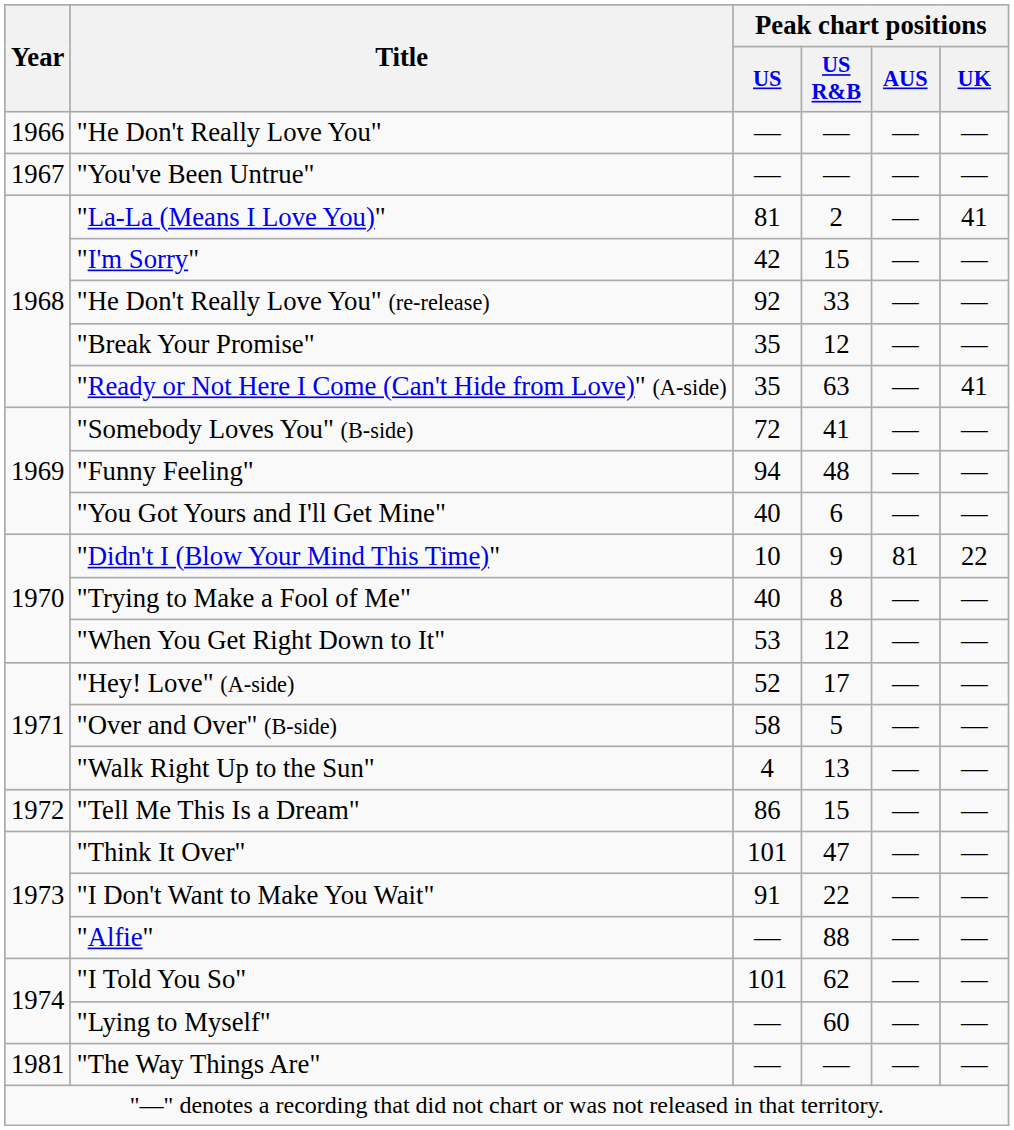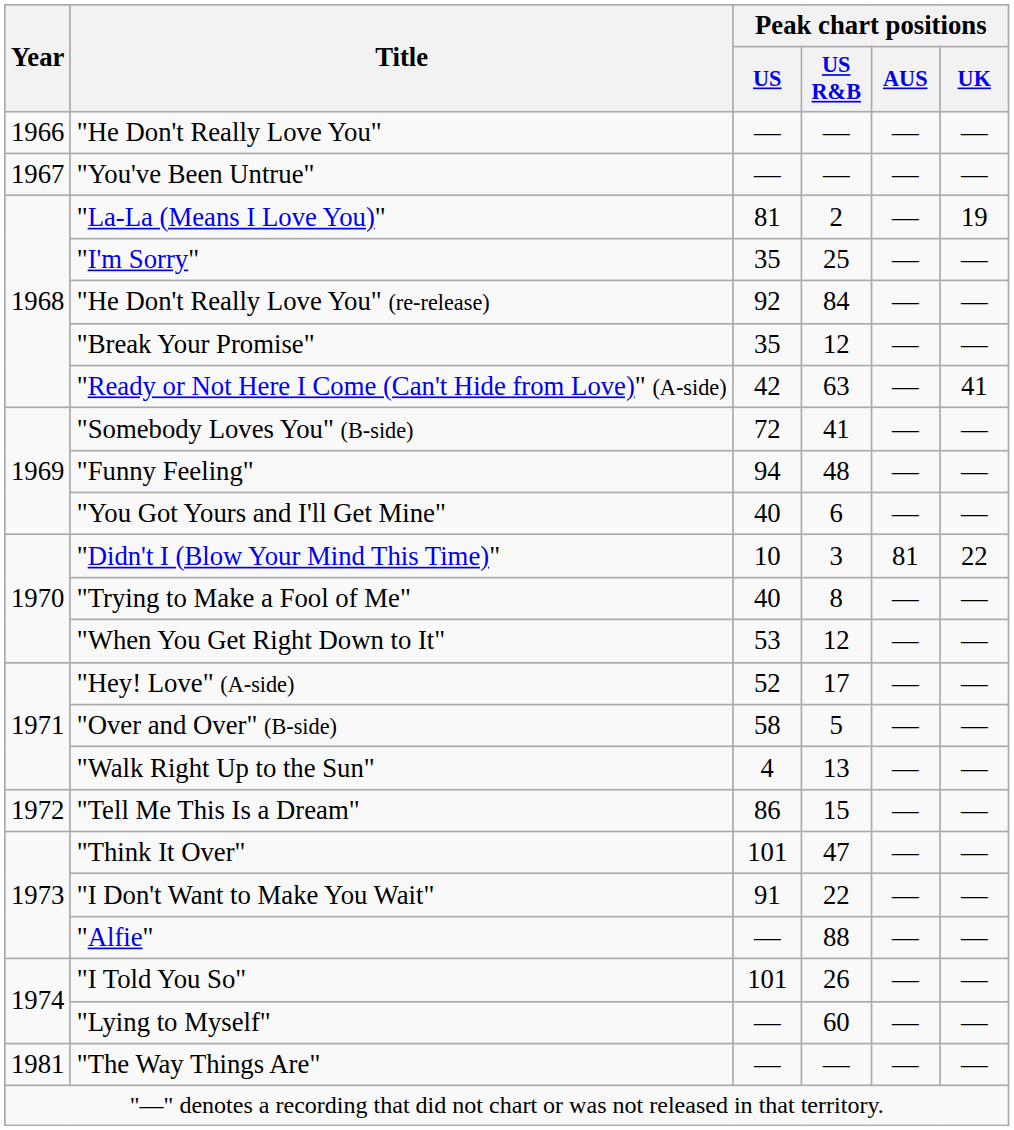(974, 216) 41 -> (974, 216) 19
(767, 259) 42 -> (767, 259) 35
(836, 259) 15 -> (836, 259) 25
(836, 301) 33 -> (836, 301) 84
(767, 386) 35 -> (767, 386) 42
(836, 555) 9 -> (836, 555) 3
(836, 979) 62 -> (836, 979) 26
